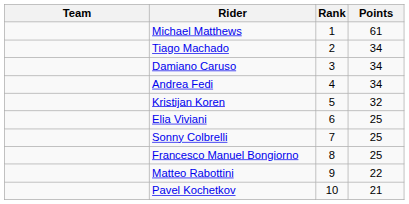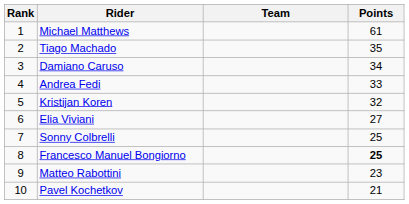columns swapped: (332, 13) <-> (77, 13)
(376, 48) 34 -> (376, 48) 35
(376, 84) 34 -> (376, 84) 33
(376, 119) 25 -> (376, 119) 27
(376, 155) normal -> (376, 155) bold
(376, 173) 22 -> (376, 173) 23
